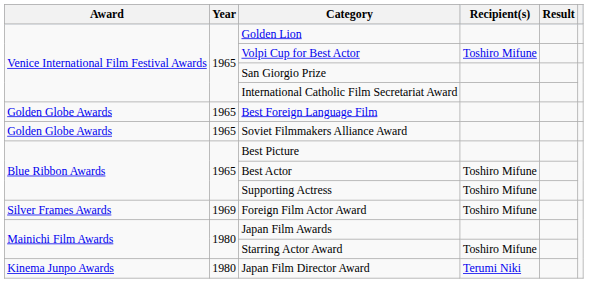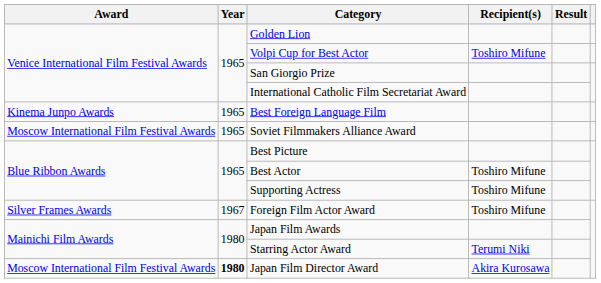(60, 112) Golden Globe Awards -> (61, 112) Kinema Junpo Awards
(60, 131) Golden Globe Awards -> (111, 131) Moscow International Film Festival Awards
(224, 209) 1969 -> (233, 209) 1967
(500, 249) Toshiro Mifune -> (501, 249) Terumi Niki
(61, 268) Kinema Junpo Awards -> (111, 268) Moscow International Film Festival Awards
(224, 268) normal -> (233, 268) bold
(492, 268) Terumi Niki -> (511, 268) Akira Kurosawa
